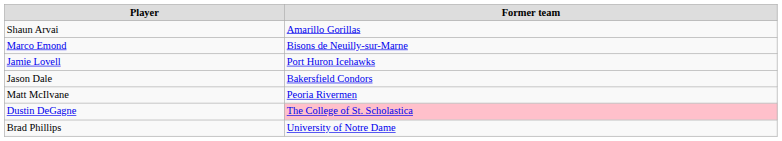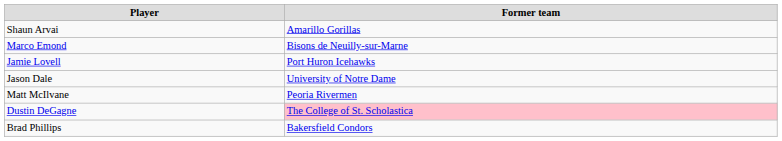(330, 78) Bakersfield Condors -> (341, 78) University of Notre Dame
(341, 128) University of Notre Dame -> (330, 128) Bakersfield Condors
